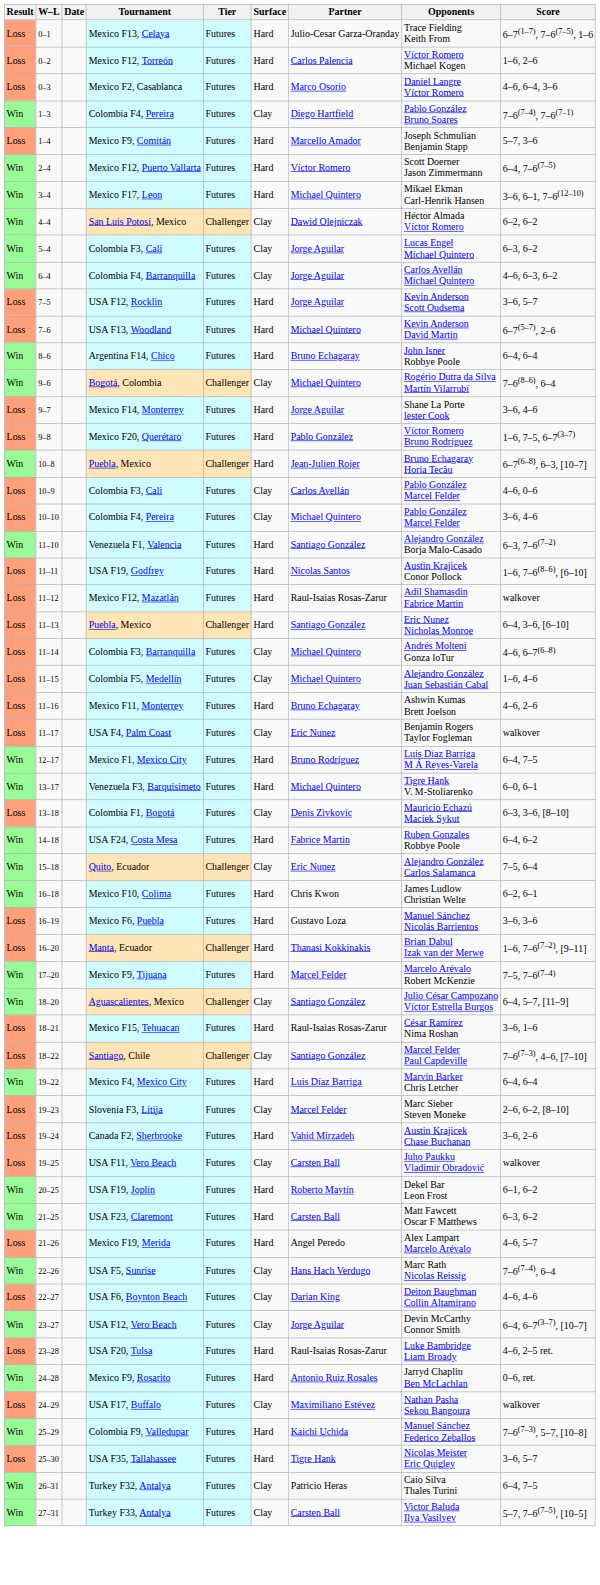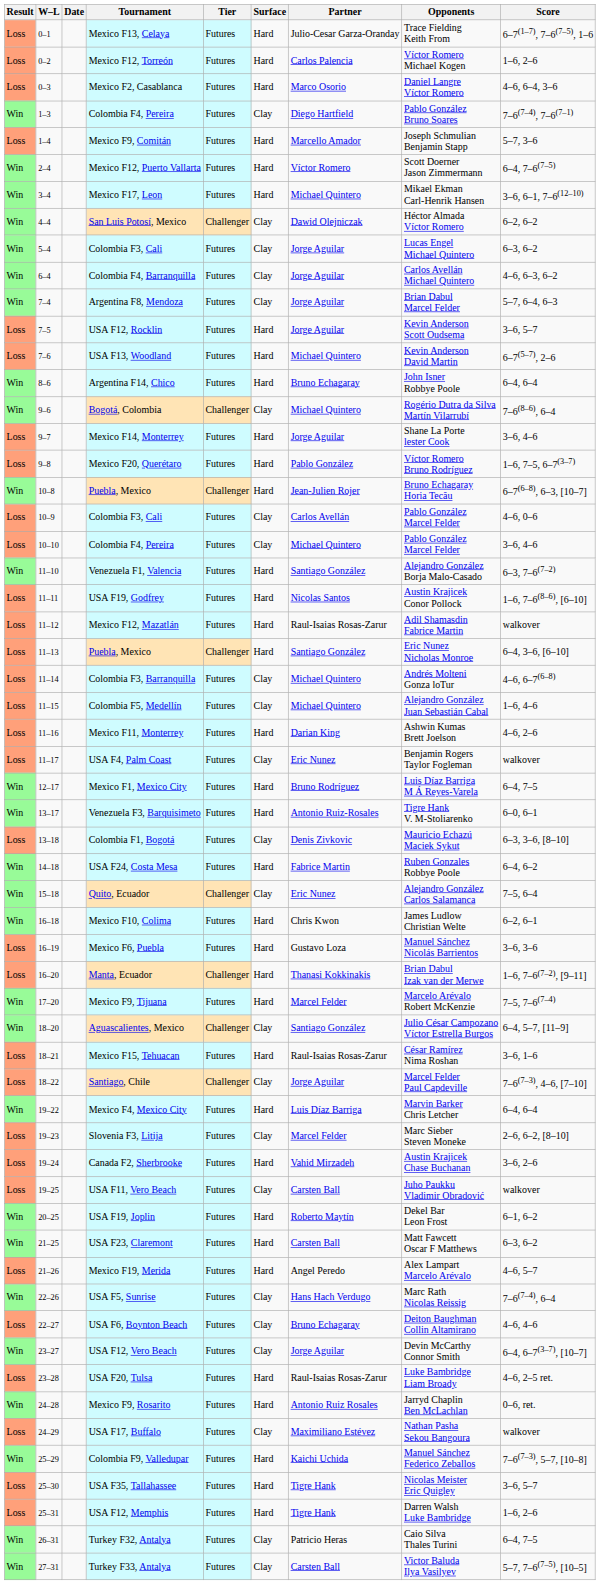+ row: (44, 303)
(325, 705) Bruno Echagaray -> (315, 732) Darian King
(326, 786) Michael Quintero -> (335, 813) Antonio Ruiz-Rosales
(328, 1055) Santiago González -> (317, 1082) Jorge Aguilar
(315, 1297) Darian King -> (325, 1324) Bruno Echagaray
+ row: (49, 1513)
